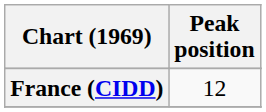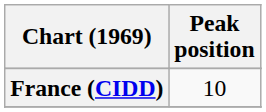(214, 87) 12 -> (214, 87) 10
